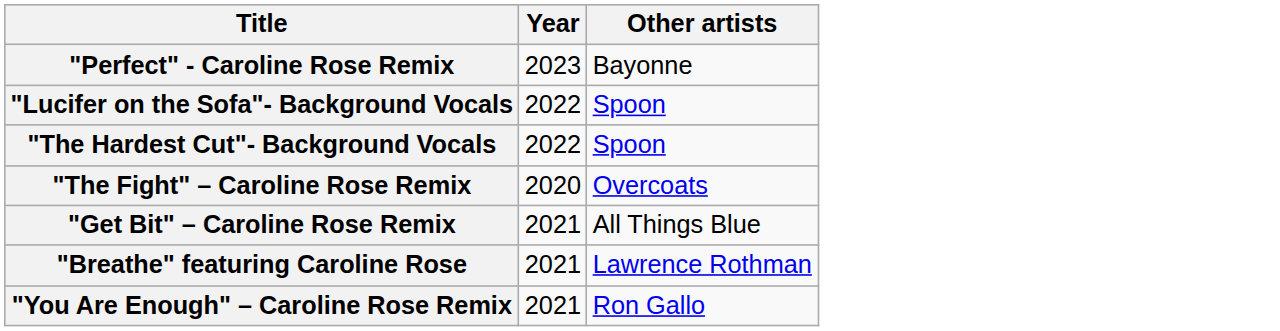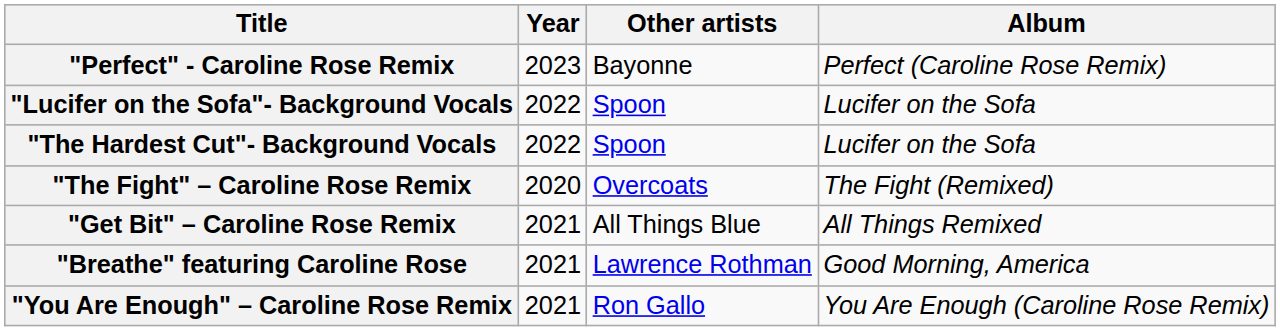+ column: (1046, 24)
